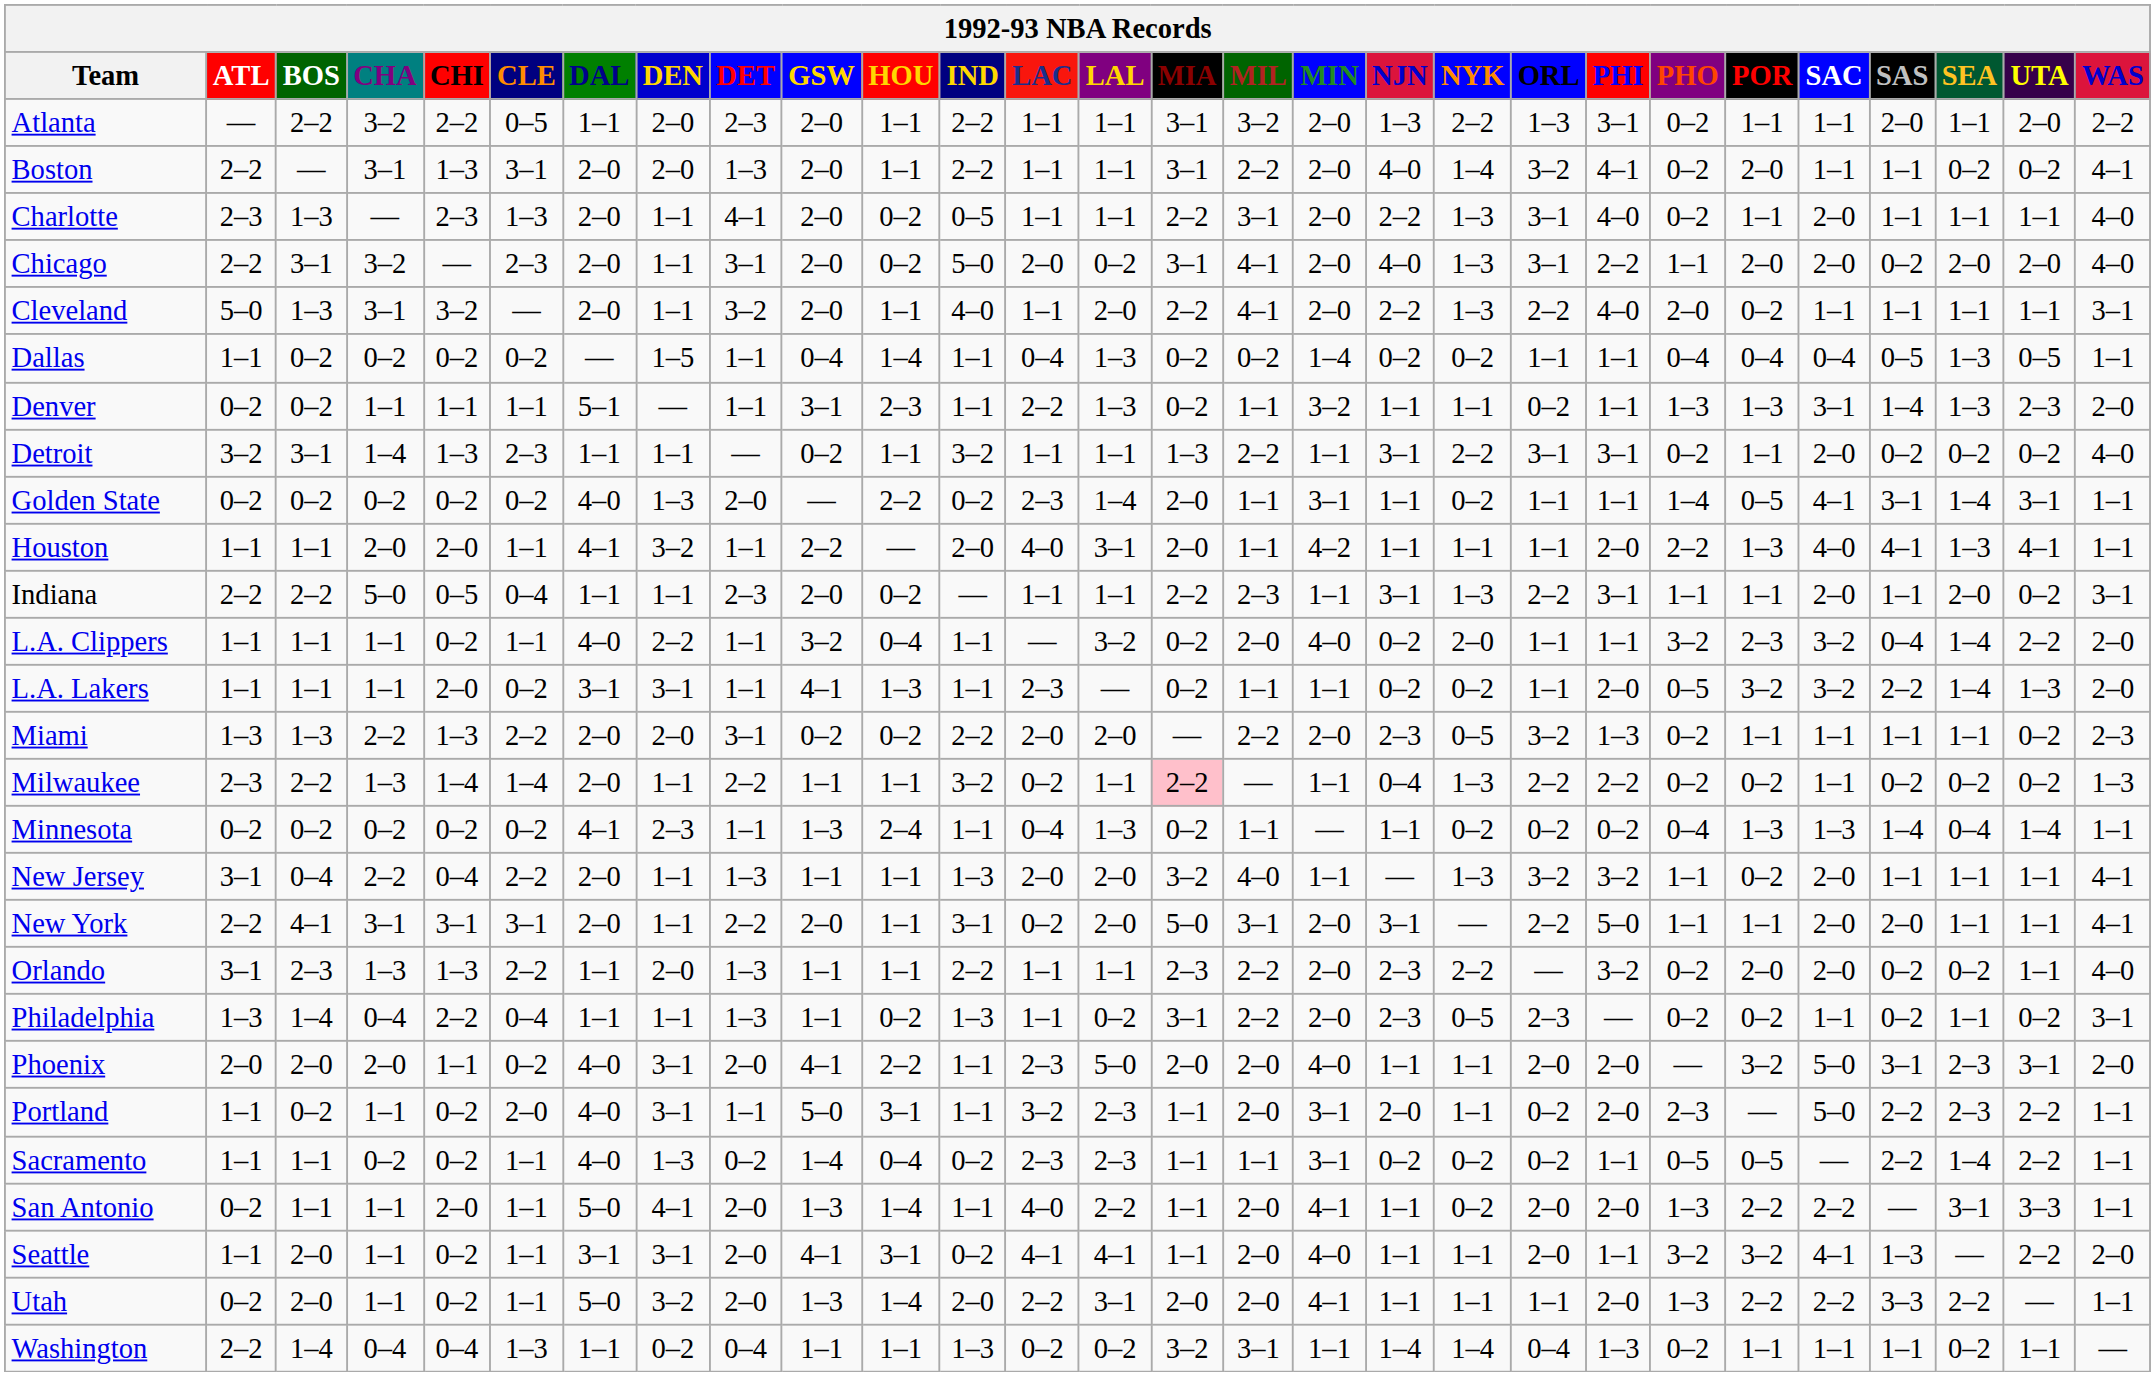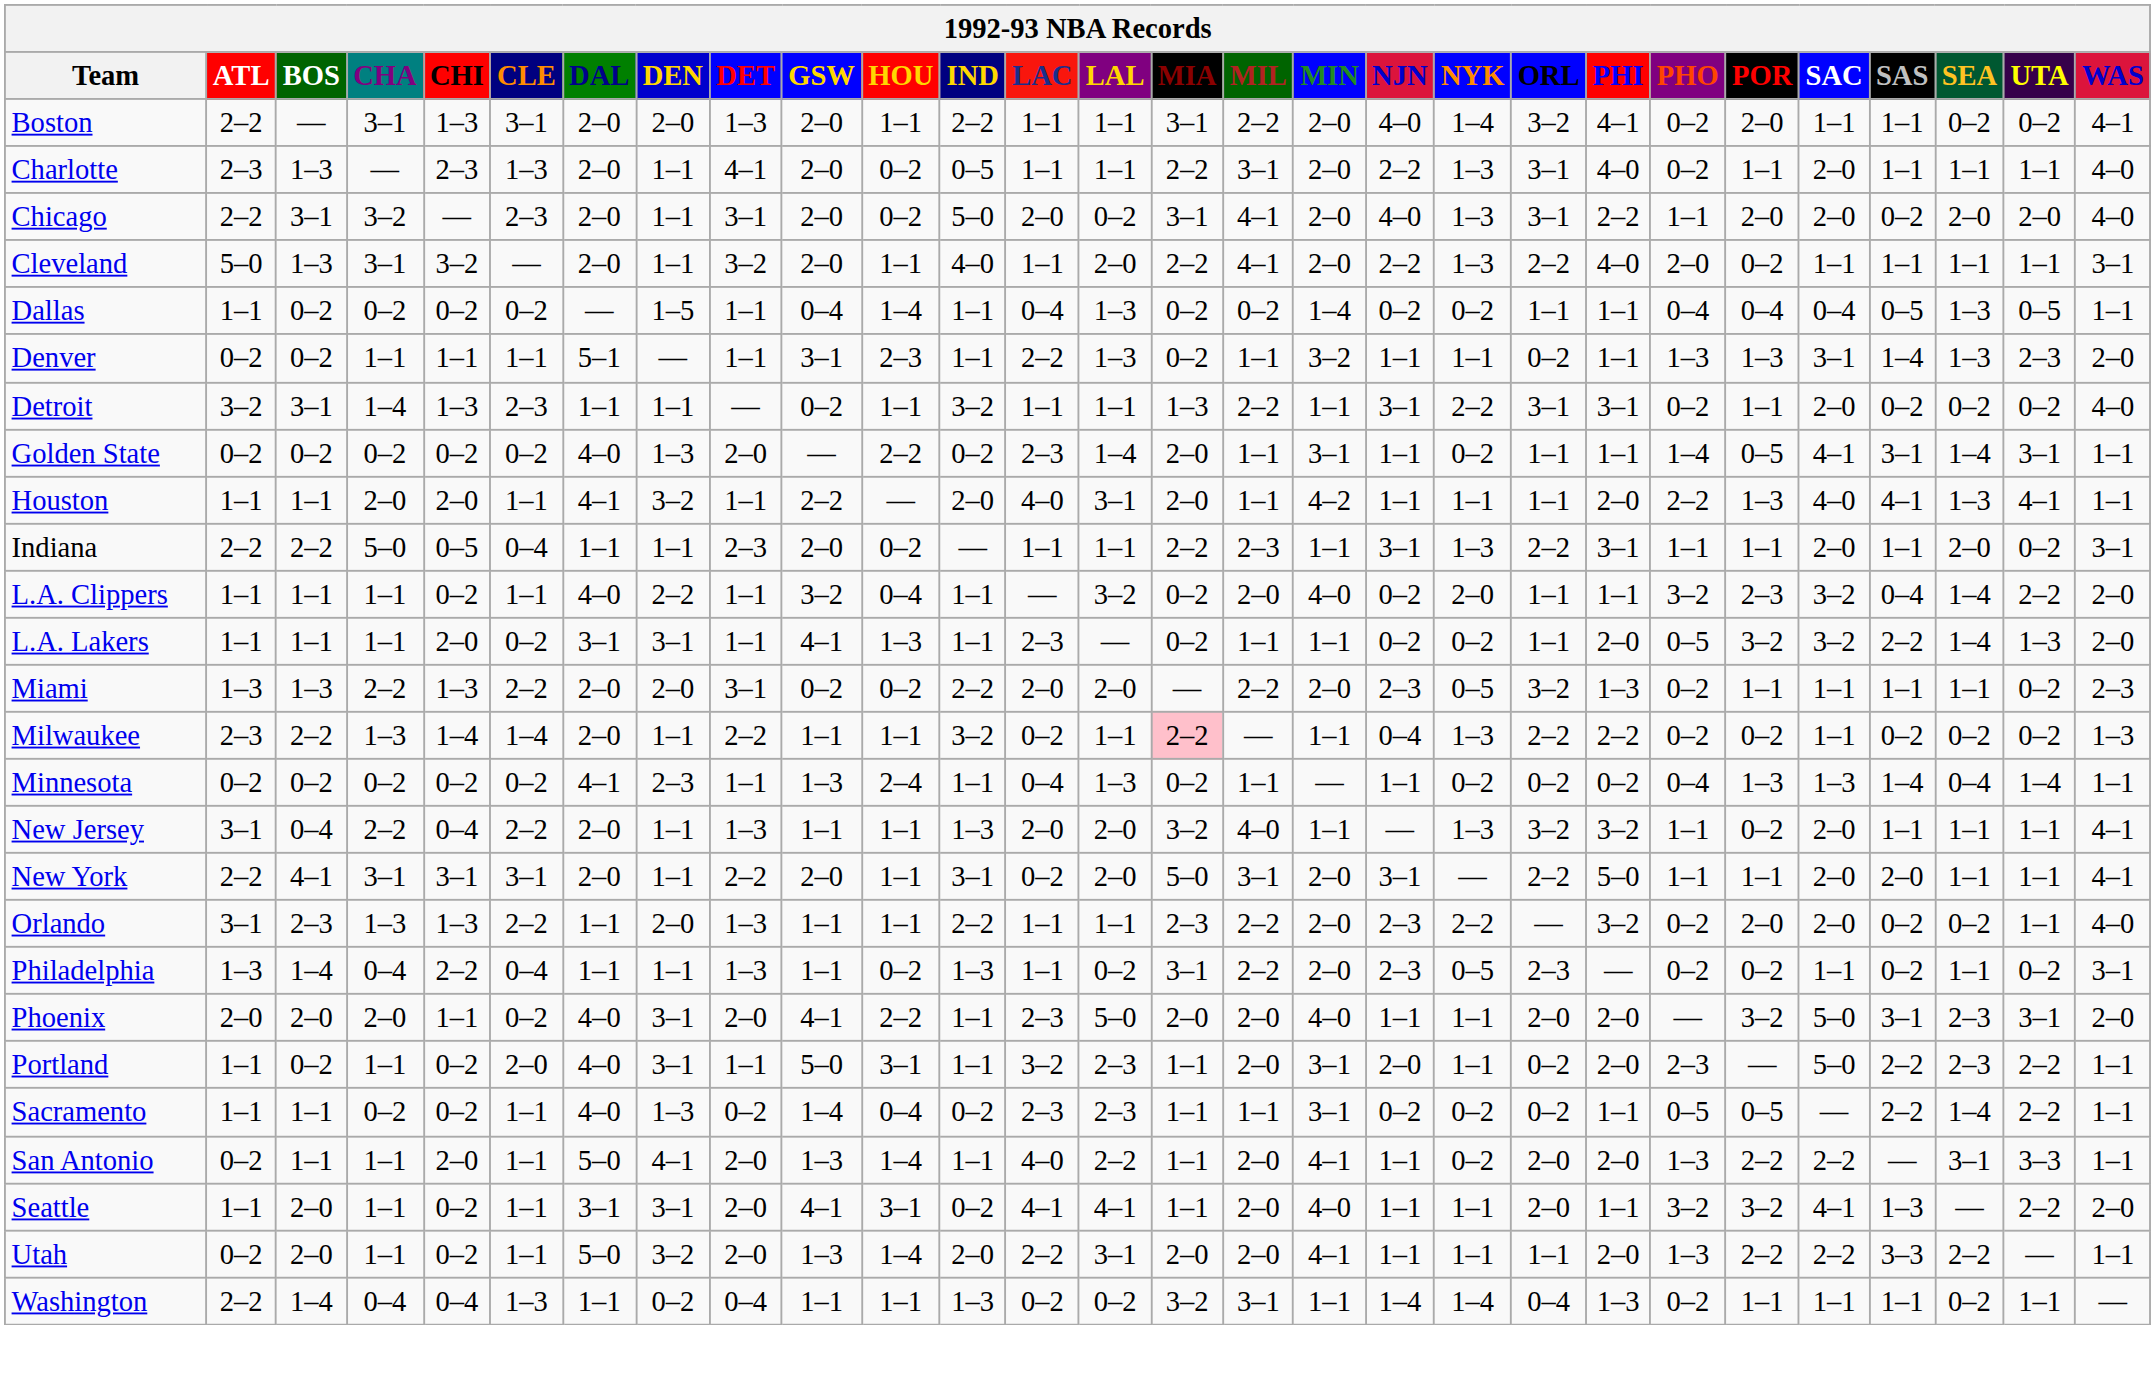- row: (54, 122)
